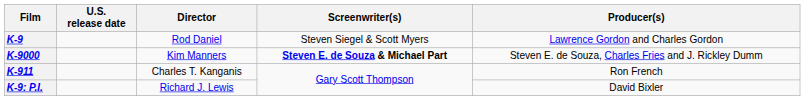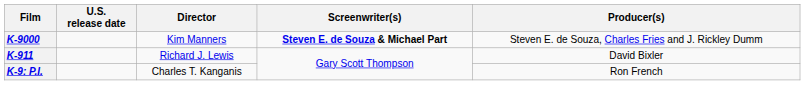- row: (15, 39)
(197, 71) Charles T. Kanganis -> (197, 55) Richard J. Lewis
(636, 71) Ron French -> (636, 55) David Bixler
(197, 87) Richard J. Lewis -> (197, 71) Charles T. Kanganis
(636, 87) David Bixler -> (636, 71) Ron French
